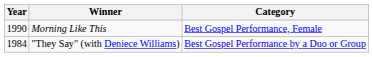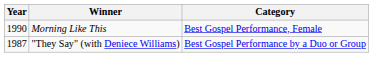(17, 44) 1984 -> (17, 44) 1987
